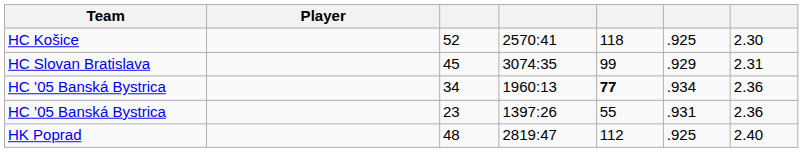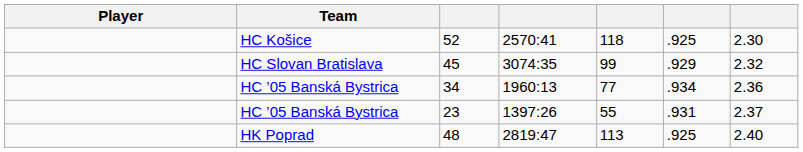columns swapped: (323, 16) <-> (106, 16)
(748, 64) 2.31 -> (748, 64) 2.32
(608, 87) bold -> (608, 87) normal
(748, 111) 2.36 -> (748, 111) 2.37
(612, 135) 112 -> (612, 135) 113
